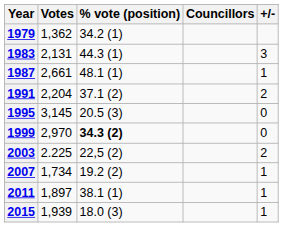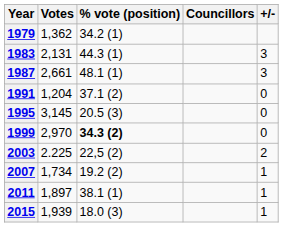(264, 73) 1 -> (264, 73) 3
(56, 93) 2,204 -> (56, 93) 1,204
(264, 93) 2 -> (264, 93) 0
